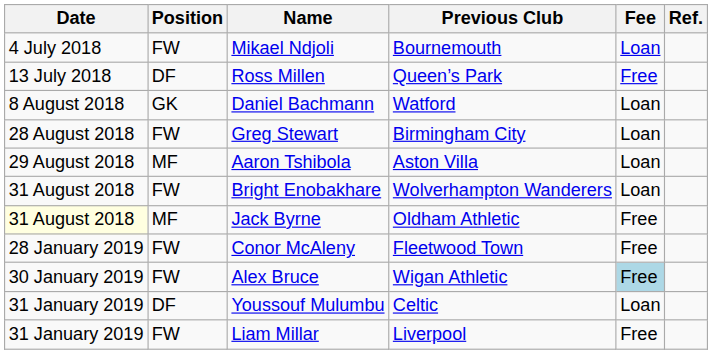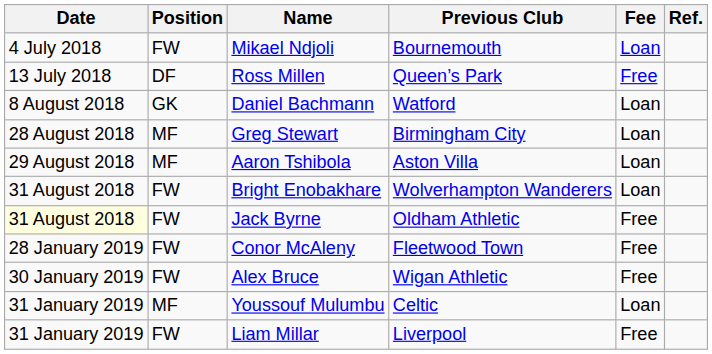(166, 133) FW -> (165, 133) MF
(165, 219) MF -> (166, 219) FW
(639, 276) lightblue background -> (639, 276) no background
(164, 305) DF -> (165, 305) MF
